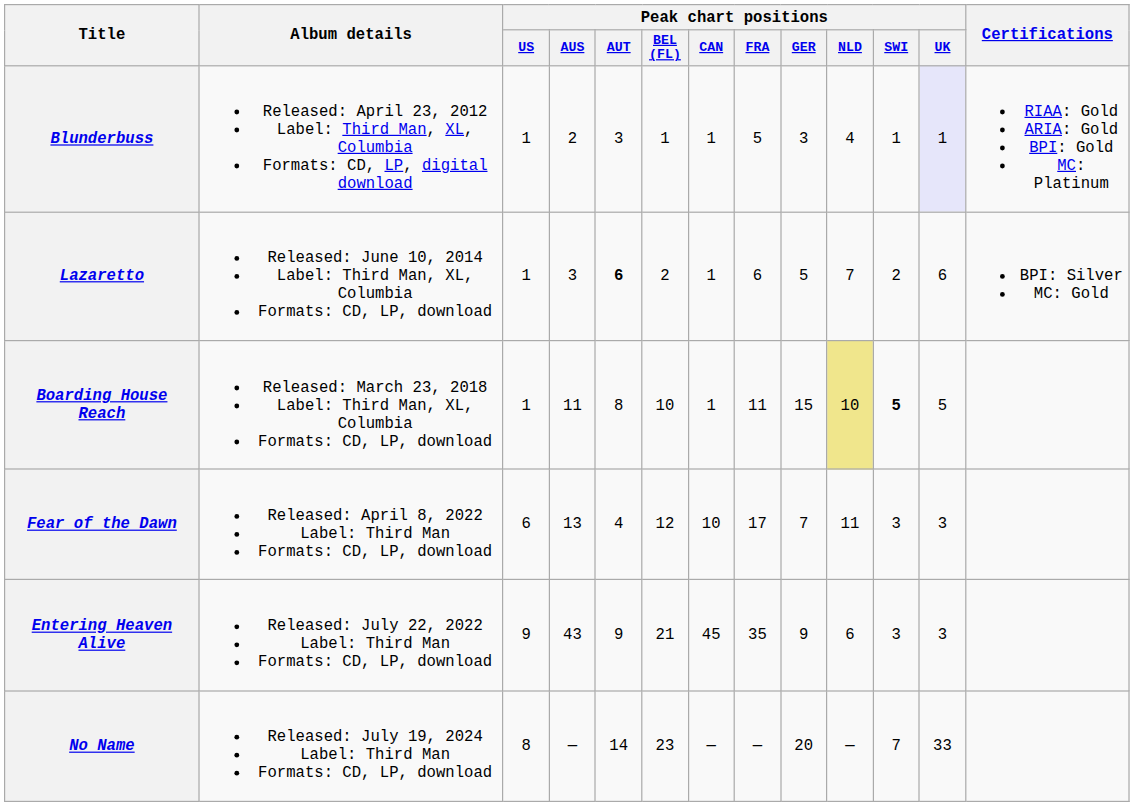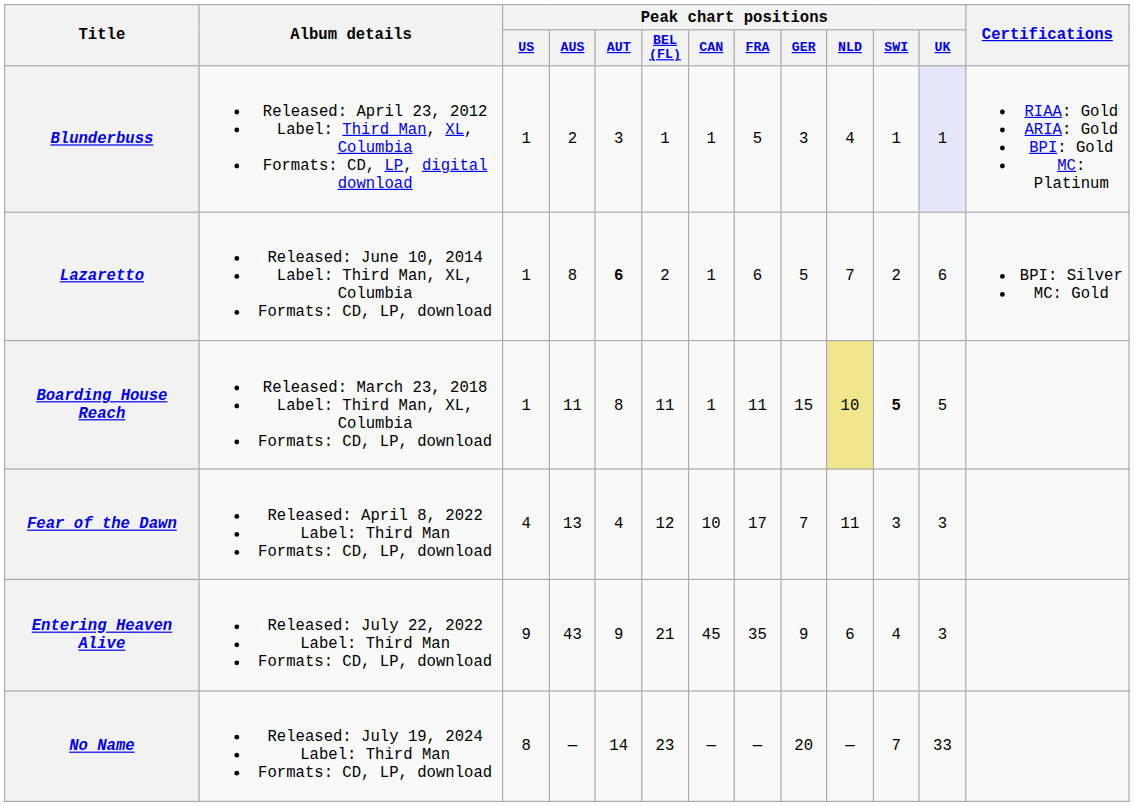(572, 276) 3 -> (572, 276) 8
(665, 405) 10 -> (665, 405) 11
(526, 524) 6 -> (526, 524) 4
(896, 635) 3 -> (896, 635) 4
